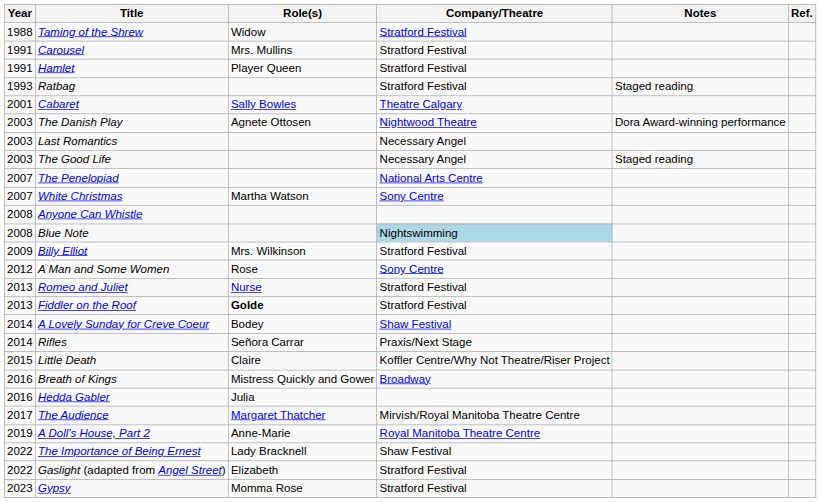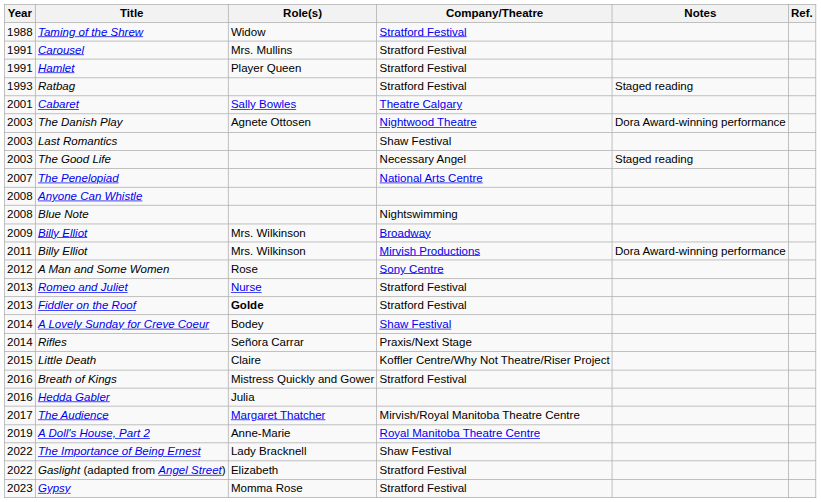(423, 141) Necessary Angel -> (415, 141) Shaw Festival
- row: (20, 196)
(419, 232) lightblue background -> (419, 214) no background
(423, 251) Stratford Festival -> (405, 232) Broadway
+ row: (19, 251)
(405, 379) Broadway -> (423, 379) Stratford Festival
